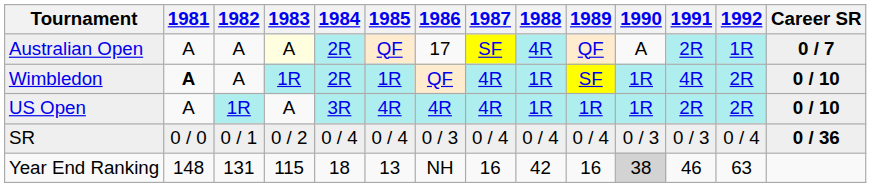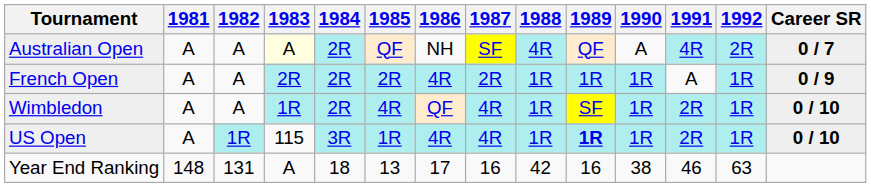(440, 49) 17 -> (440, 49) NH
(691, 49) 2R -> (691, 49) 4R
(742, 49) 1R -> (742, 49) 2R
+ row: (64, 78)
(189, 78) bold -> (189, 108) normal
(390, 78) 1R -> (390, 108) 4R
(691, 78) 4R -> (691, 108) 2R
(742, 78) 2R -> (742, 108) 1R
(289, 108) A -> (289, 138) 115
(390, 108) 4R -> (390, 138) 1R
(591, 108) normal -> (591, 138) bold
(742, 108) 2R -> (742, 138) 1R
- row: (22, 138)
(289, 167) 115 -> (289, 167) A
(440, 167) NH -> (440, 167) 17
(641, 167) lightgrey background -> (641, 167) no background
